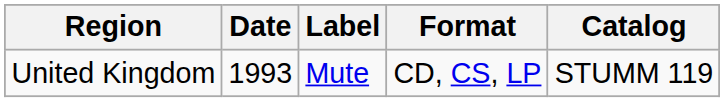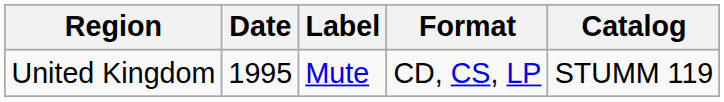(260, 72) 1993 -> (260, 72) 1995
